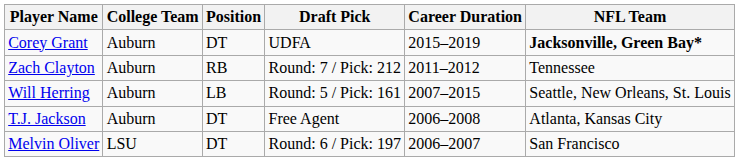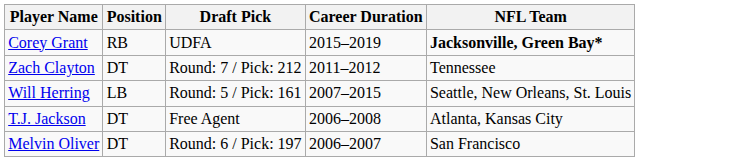- column: (153, 17)
(217, 42) DT -> (117, 42) RB
(217, 67) RB -> (117, 67) DT
